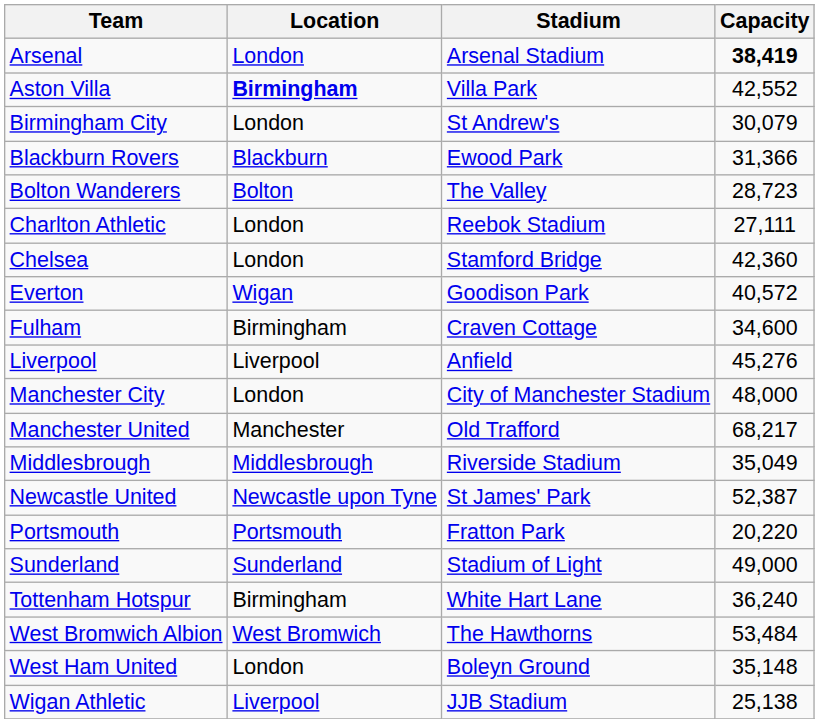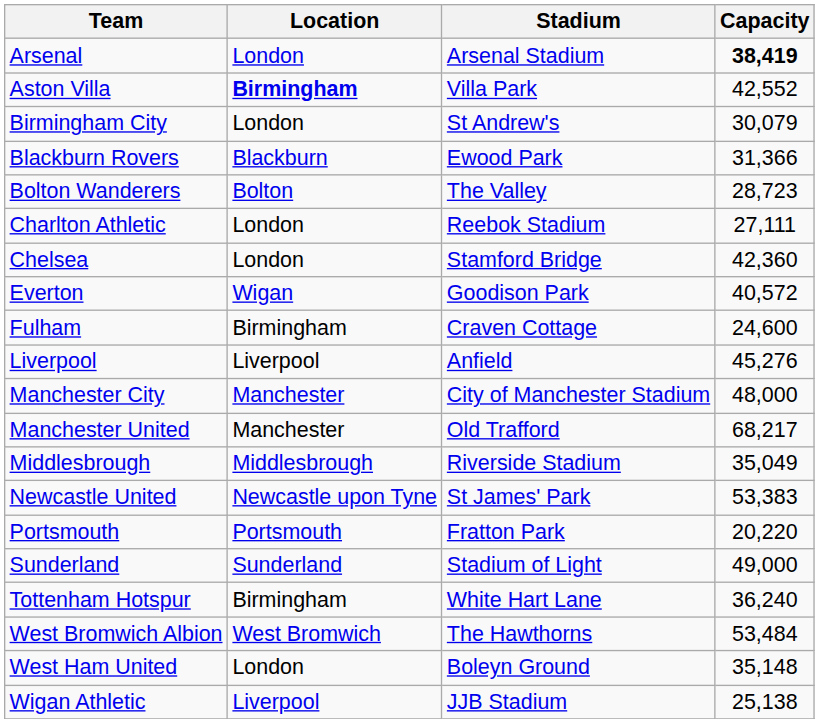(765, 327) 34,600 -> (765, 327) 24,600
(268, 395) London -> (288, 395) Manchester
(765, 497) 52,387 -> (765, 497) 53,383
